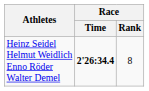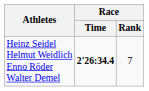(130, 61) 8 -> (130, 61) 7
